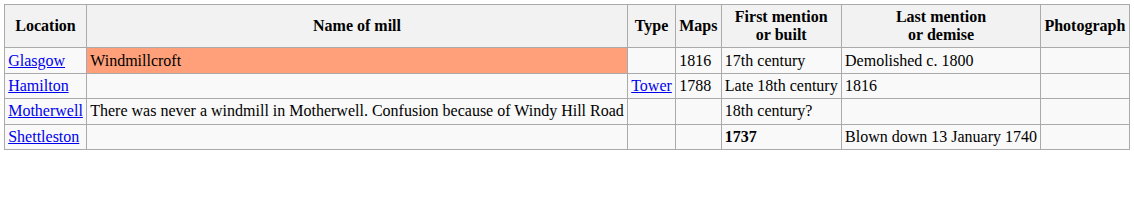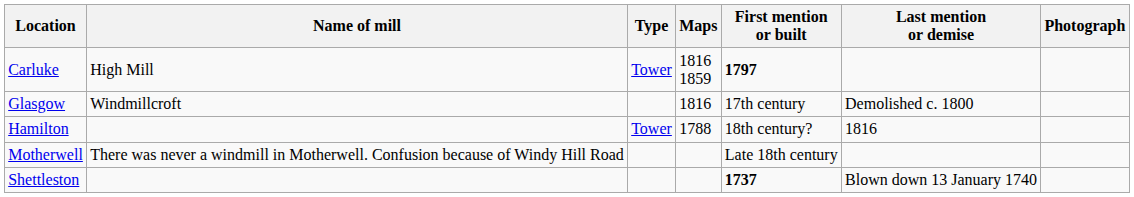+ row: (34, 69)
(136, 60) lightsalmon background -> (136, 103) no background
(781, 85) Late 18th century -> (769, 129) 18th century?
(769, 111) 18th century? -> (781, 154) Late 18th century
